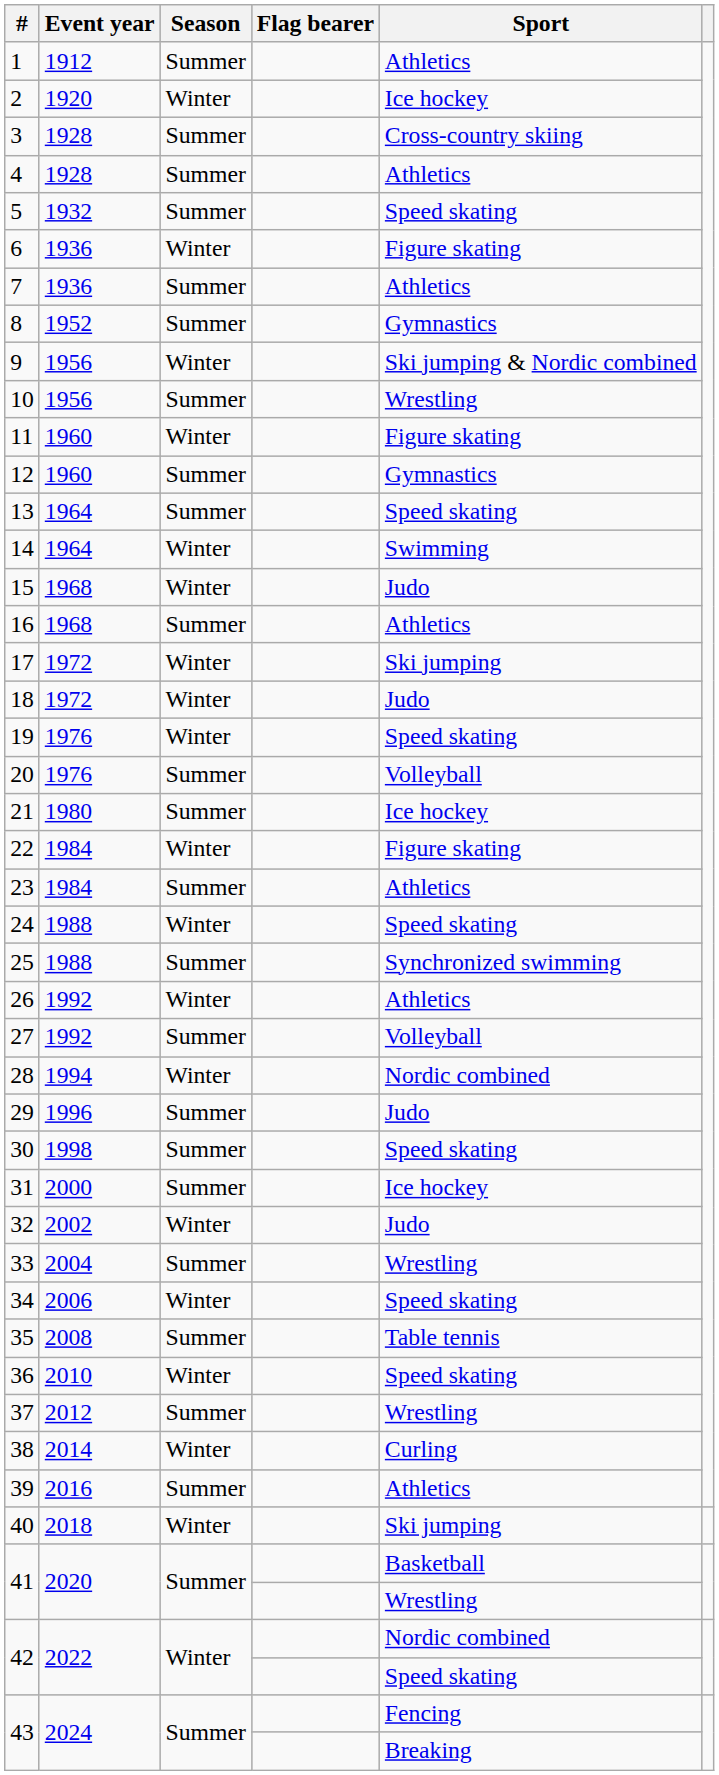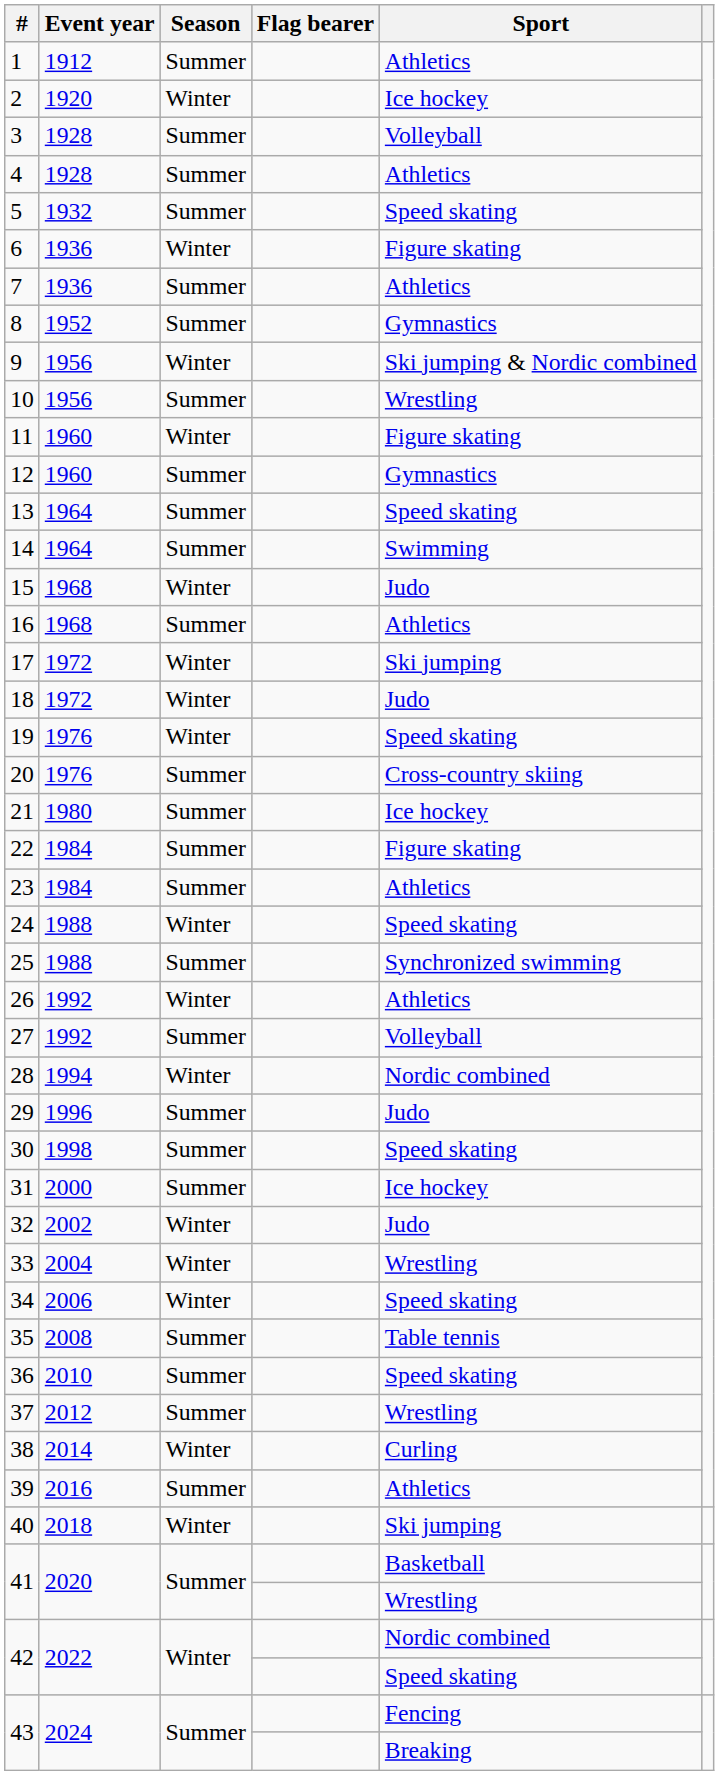(484, 135) Cross-country skiing -> (433, 135) Volleyball
(198, 549) Winter -> (206, 549) Summer
(433, 774) Volleyball -> (484, 774) Cross-country skiing
(198, 849) Winter -> (206, 849) Summer
(206, 1262) Summer -> (198, 1262) Winter
(198, 1375) Winter -> (206, 1375) Summer
